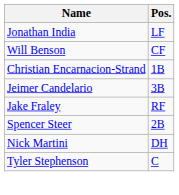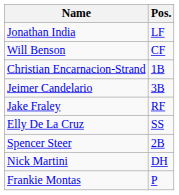+ row: (45, 124)
- row: (48, 161)
+ row: (44, 180)
